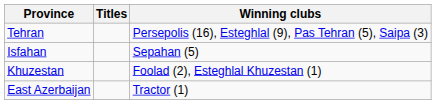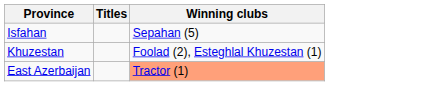- row: (25, 33)
(160, 90) no background -> (160, 71) lightsalmon background
